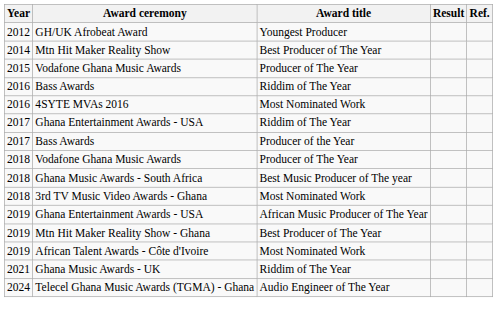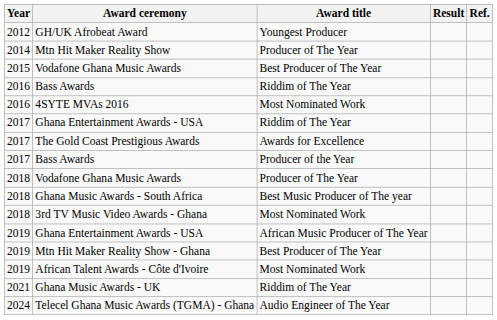(320, 50) Best Producer of The Year -> (309, 50) Producer of The Year
(309, 68) Producer of The Year -> (320, 68) Best Producer of The Year
+ row: (19, 141)
